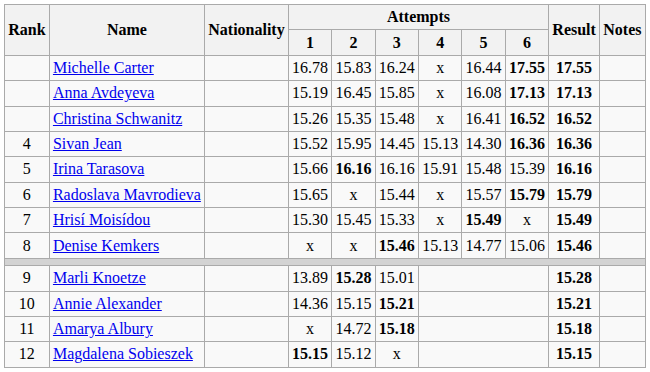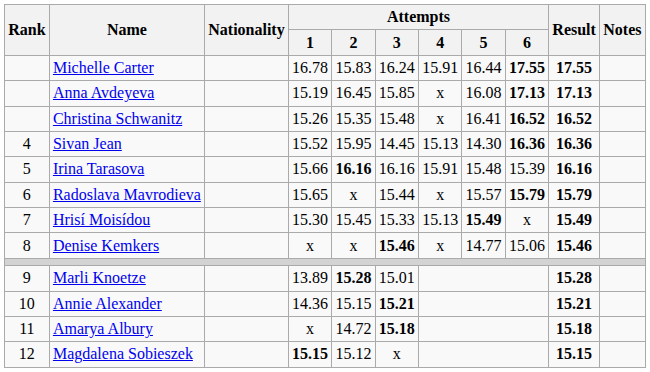(440, 67) x -> (440, 67) 15.91
(440, 220) x -> (440, 220) 15.13
(440, 245) 15.13 -> (440, 245) x
